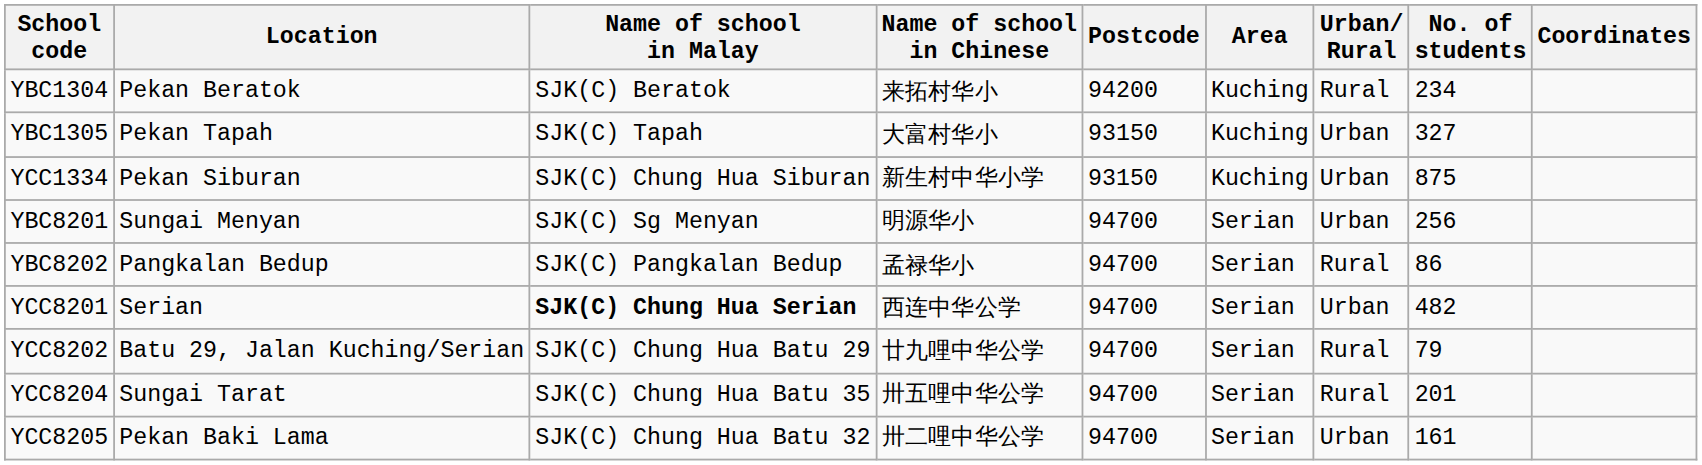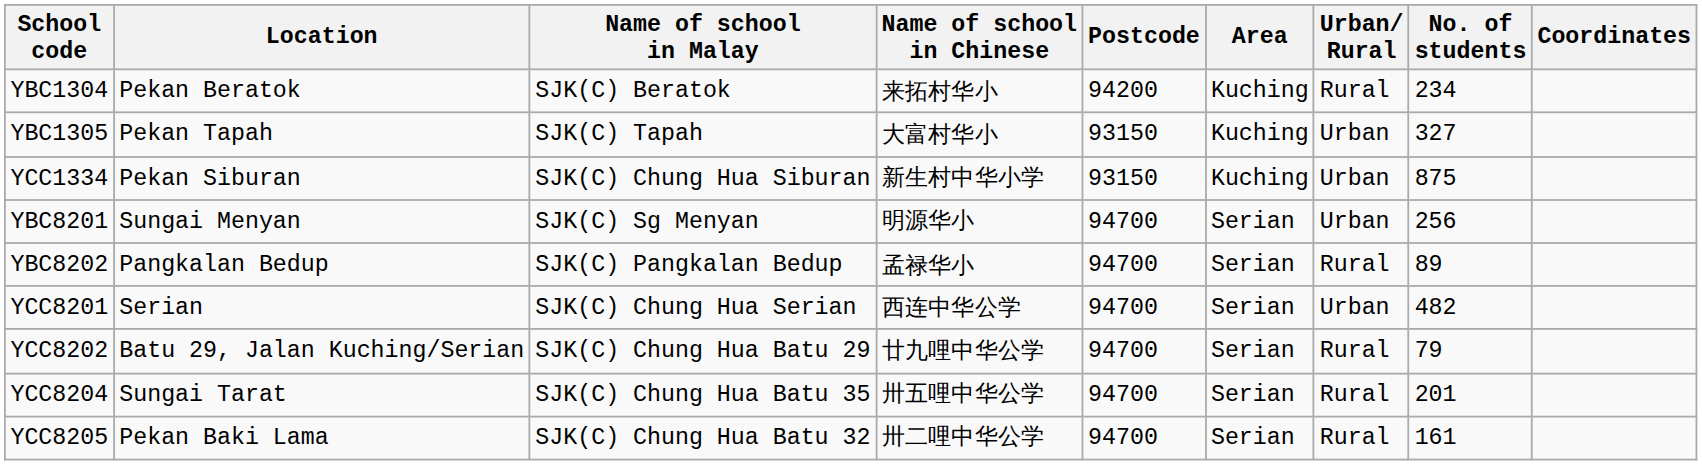(1429, 265) 86 -> (1429, 265) 89
(696, 308) bold -> (696, 308) normal
(1355, 438) Urban -> (1355, 438) Rural
